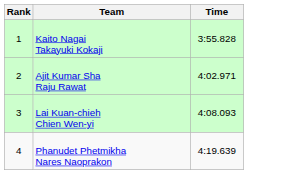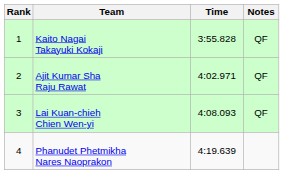+ column: (261, 12)
